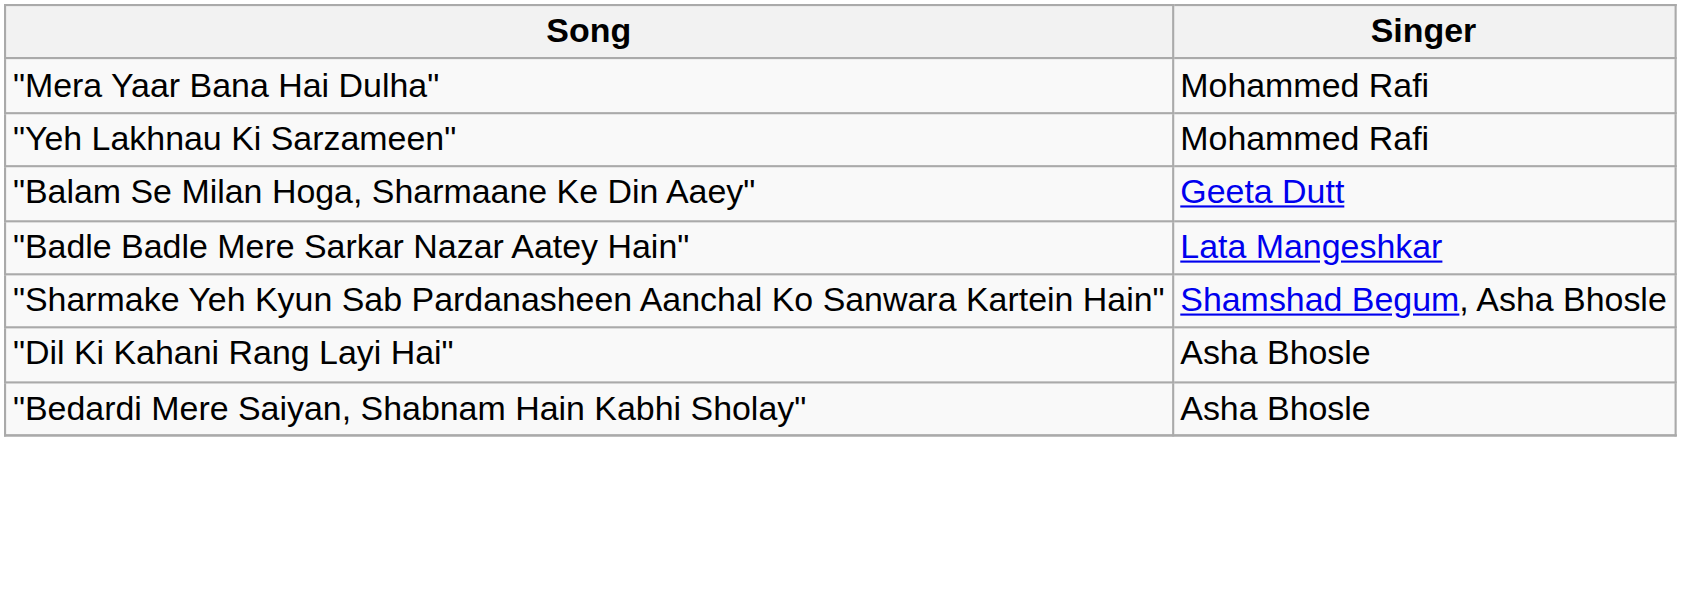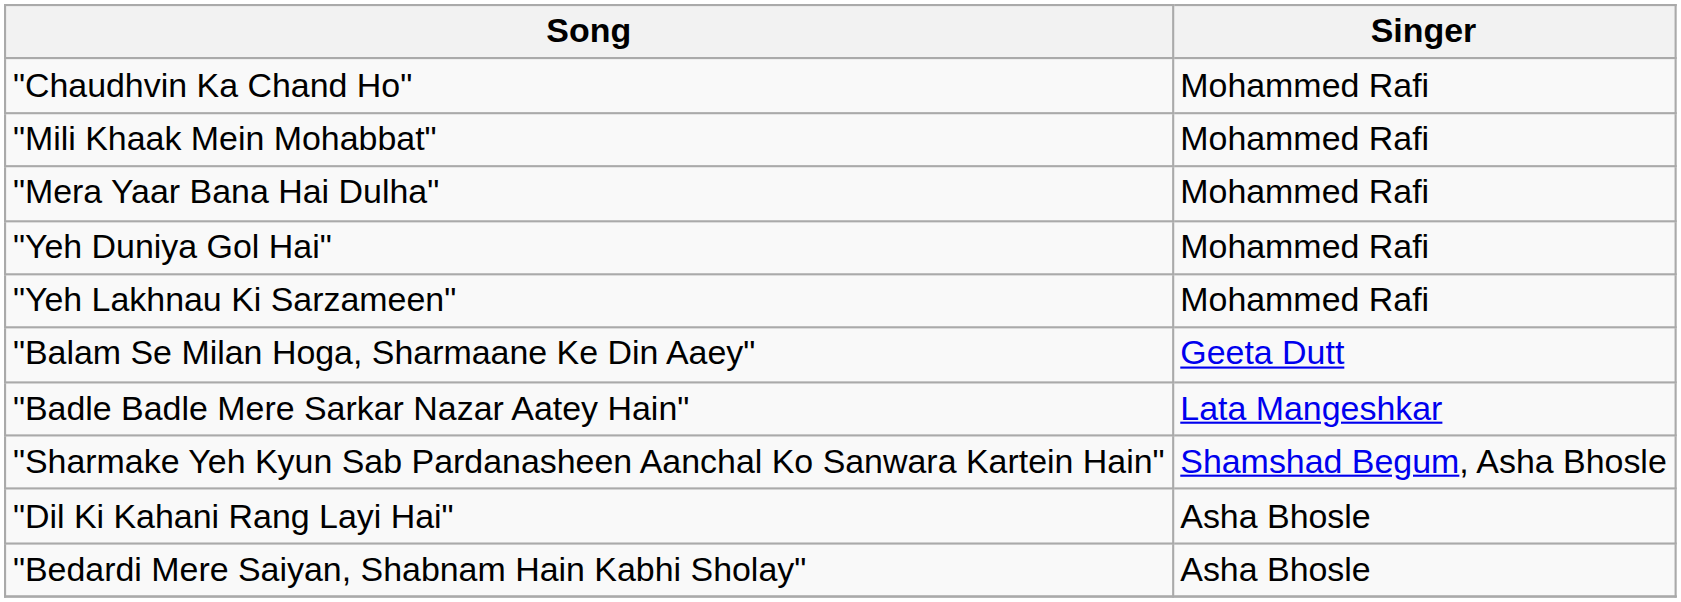+ row: (213, 85)
+ row: (225, 138)
+ row: (172, 246)
